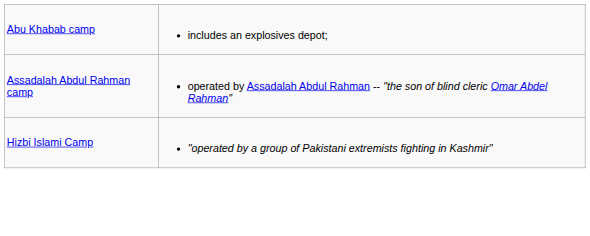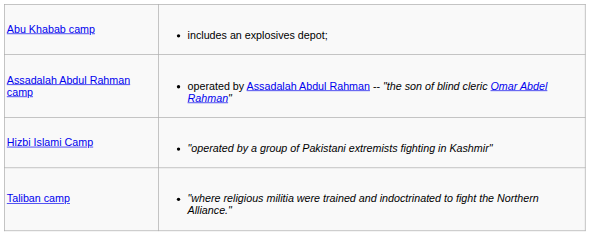+ row: (38, 199)
